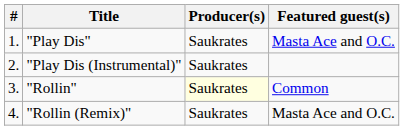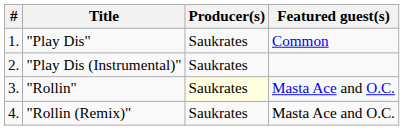(333, 40) Masta Ace and O.C. -> (300, 40) Common
(300, 88) Common -> (333, 88) Masta Ace and O.C.
